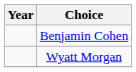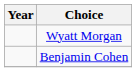rows swapped: (84, 35) <-> (84, 56)
